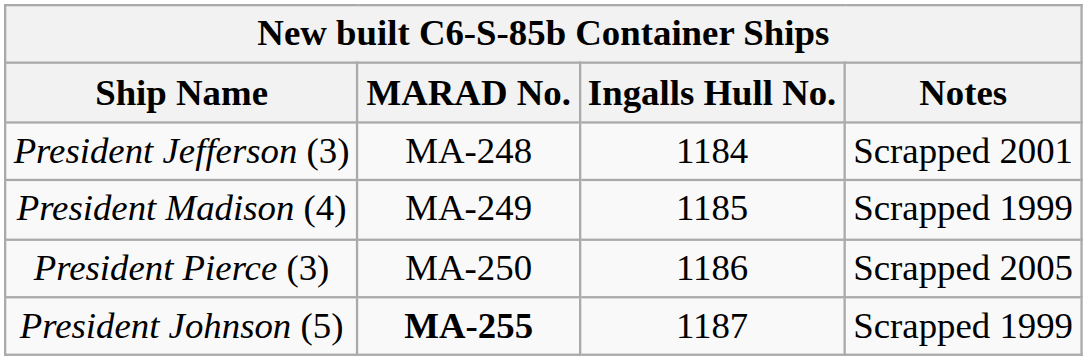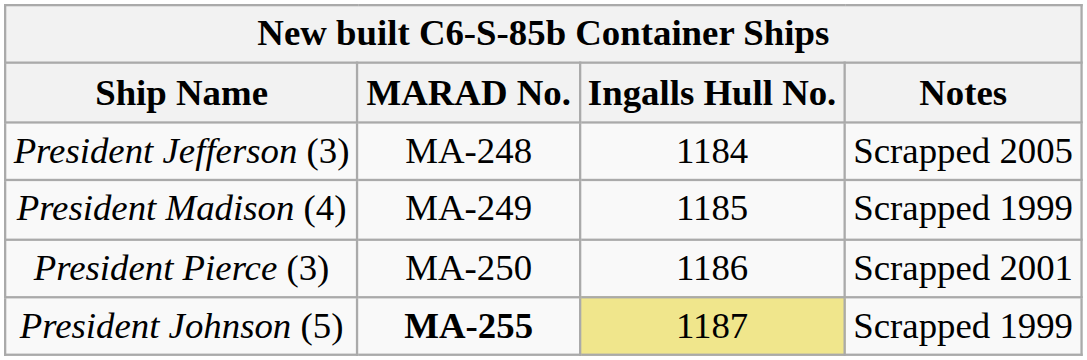(963, 150) Scrapped 2001 -> (963, 150) Scrapped 2005
(963, 267) Scrapped 2005 -> (963, 267) Scrapped 2001
(712, 325) no background -> (712, 325) khaki background
